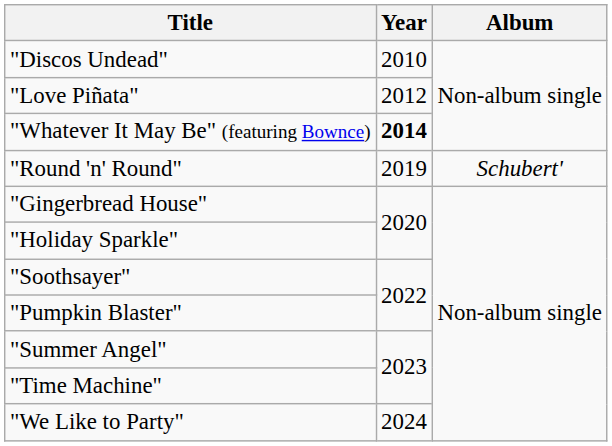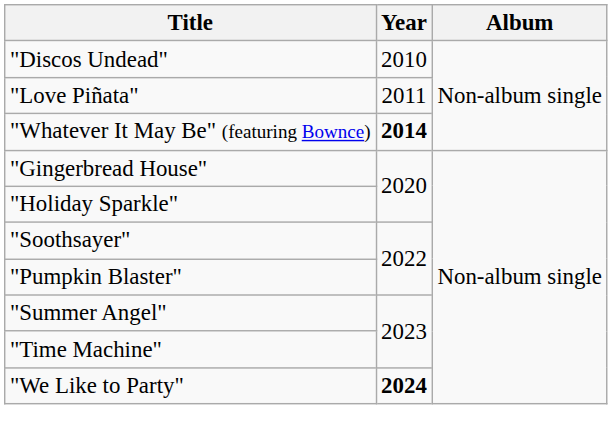(404, 95) 2012 -> (404, 95) 2011
- row: (96, 167)
(404, 421) normal -> (404, 385) bold
